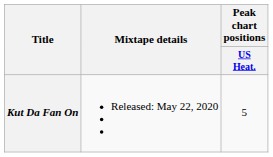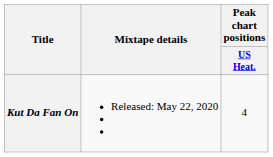(244, 113) 5 -> (244, 113) 4
